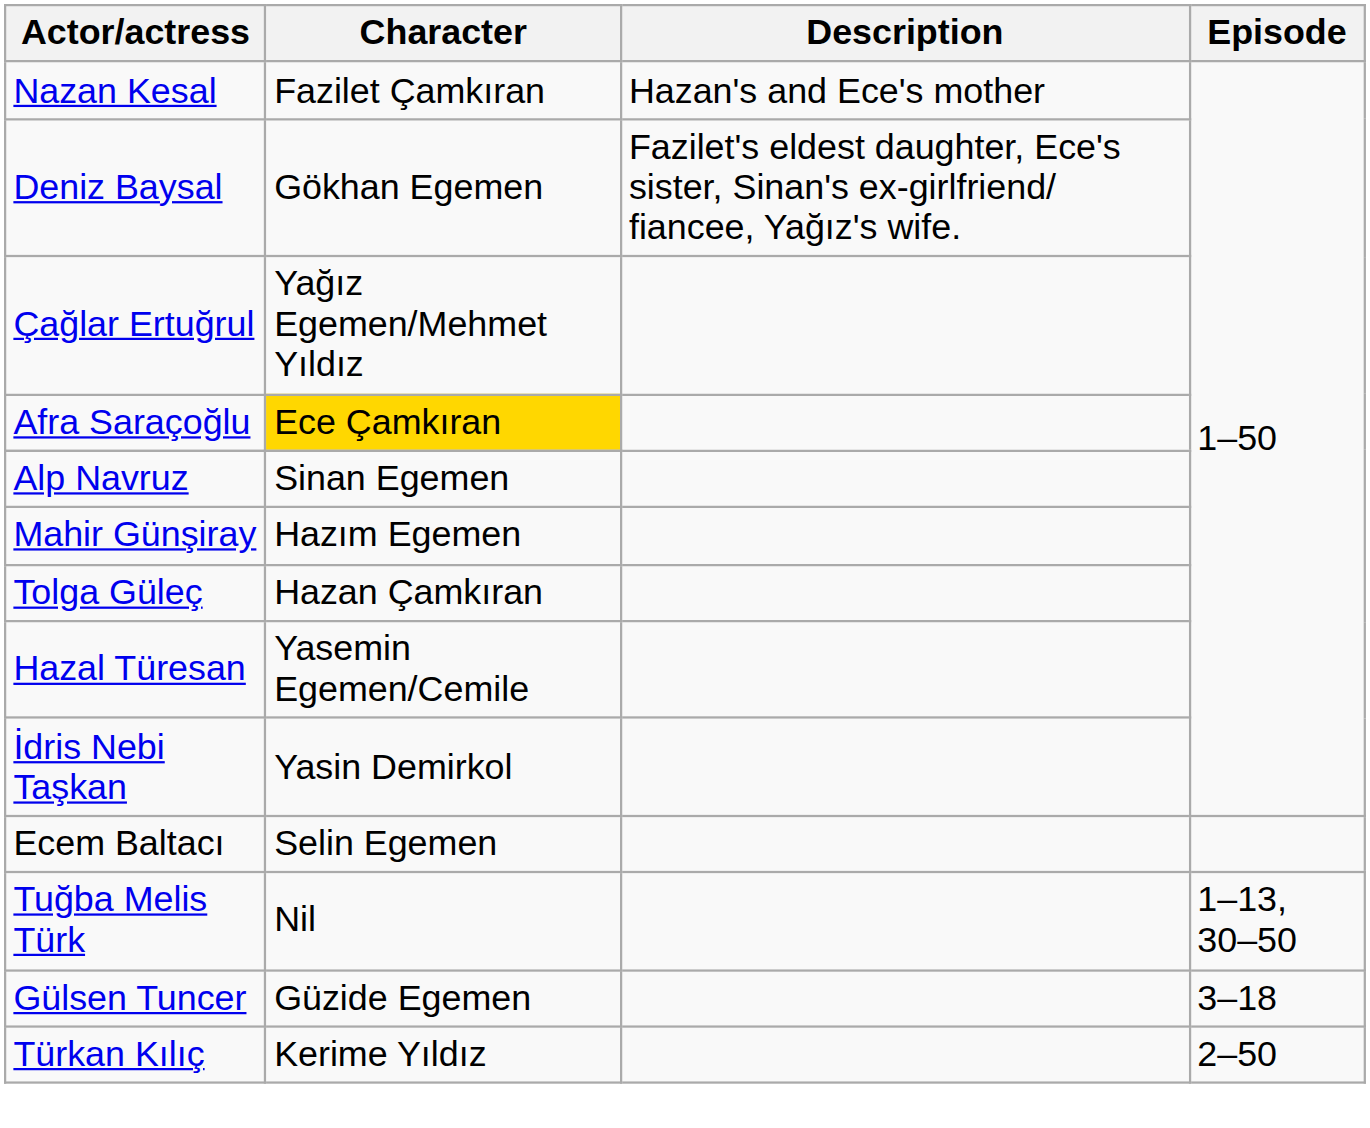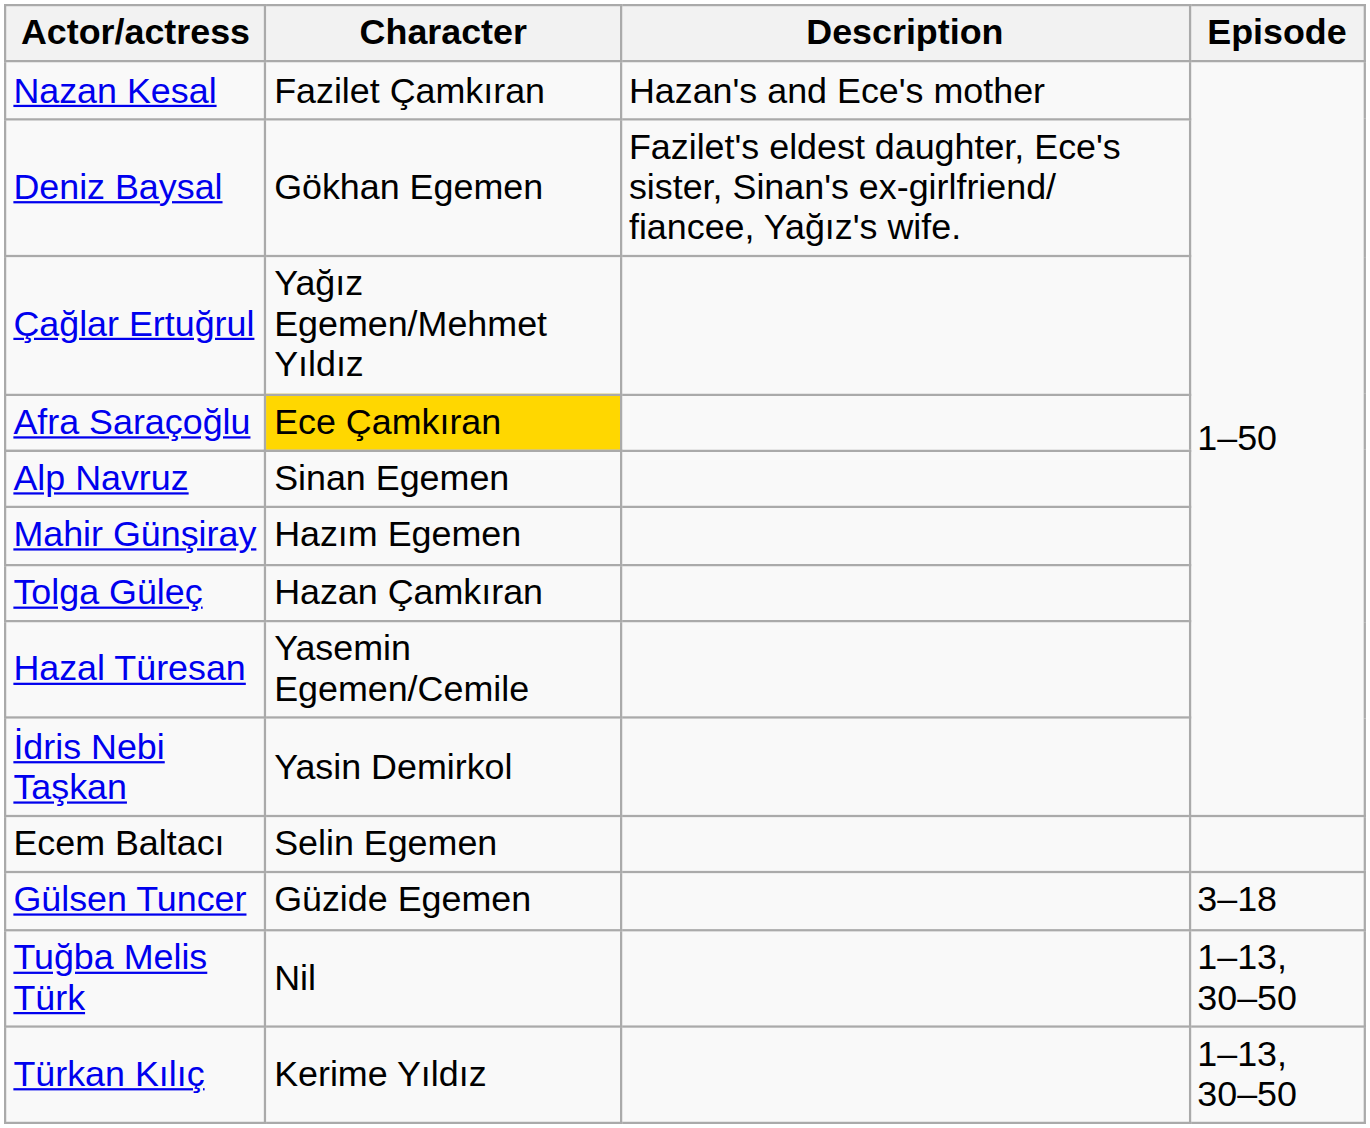rows swapped: (110, 920) <-> (130, 997)
(1237, 1054) 2–50 -> (1247, 1074) 1–13, 30–50
